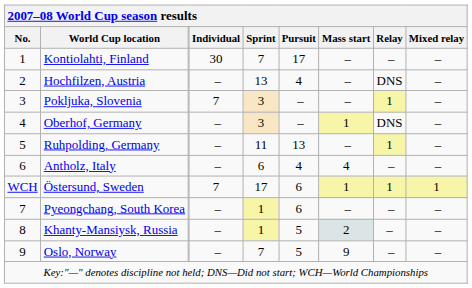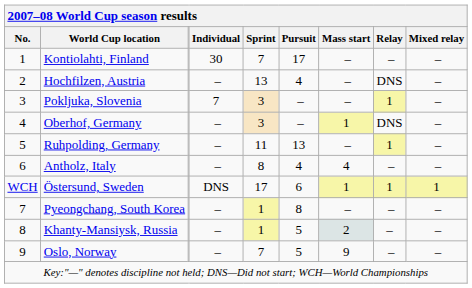(261, 165) 6 -> (261, 165) 8
(216, 187) 7 -> (216, 187) DNS
(299, 208) 6 -> (299, 208) 8
